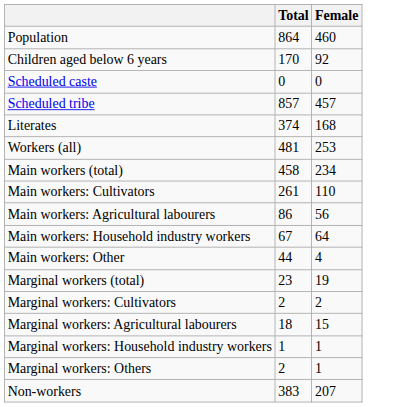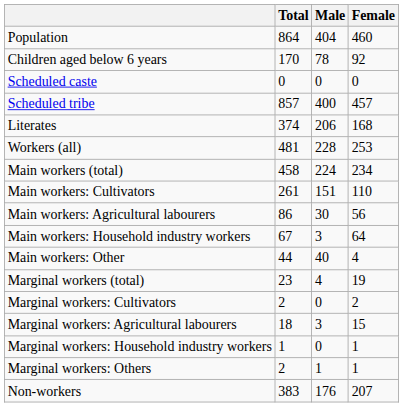+ column: (330, 15)
